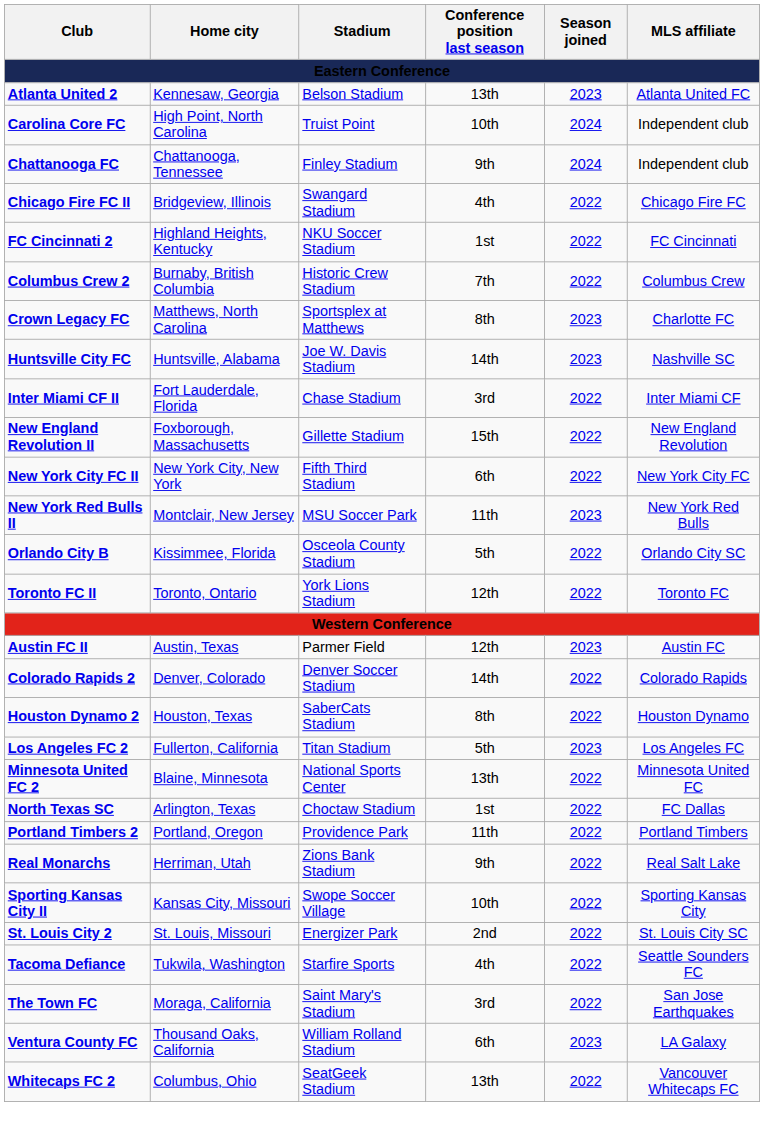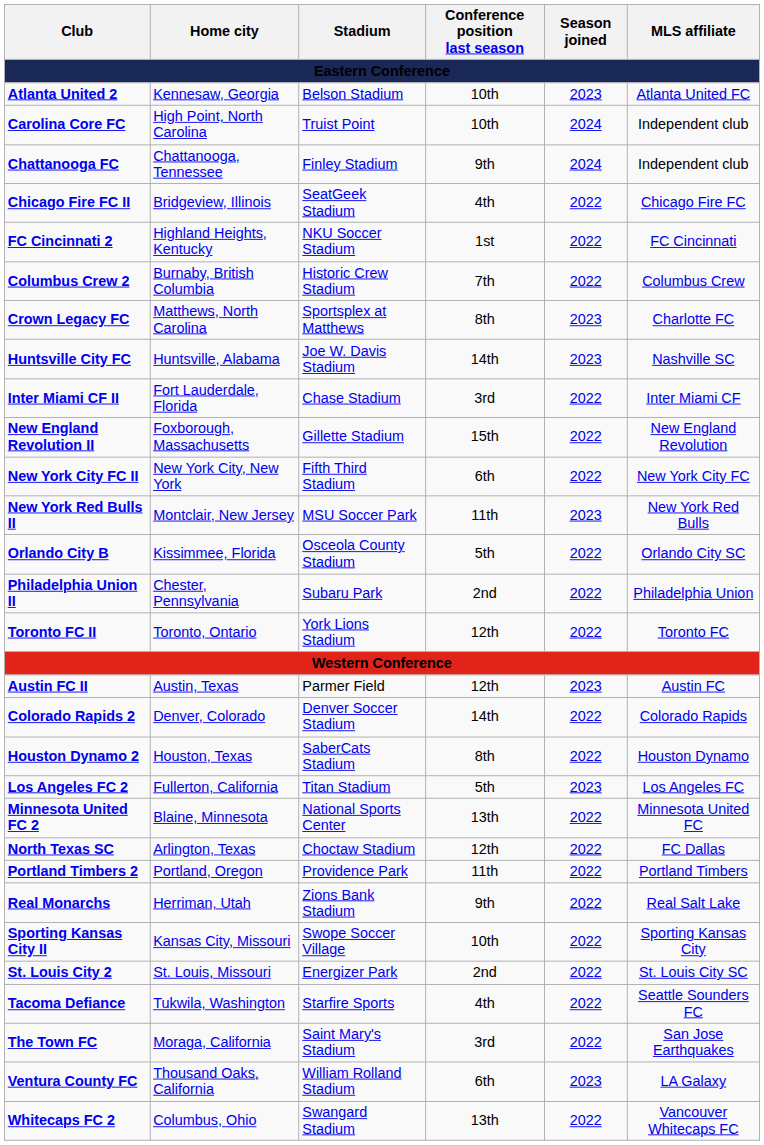(485, 93) 13th -> (485, 93) 10th
(335, 203) Swangard Stadium -> (334, 203) SeatGeek Stadium
+ row: (73, 593)
(485, 809) 1st -> (485, 848) 12th
(334, 1081) SeatGeek Stadium -> (335, 1120) Swangard Stadium
